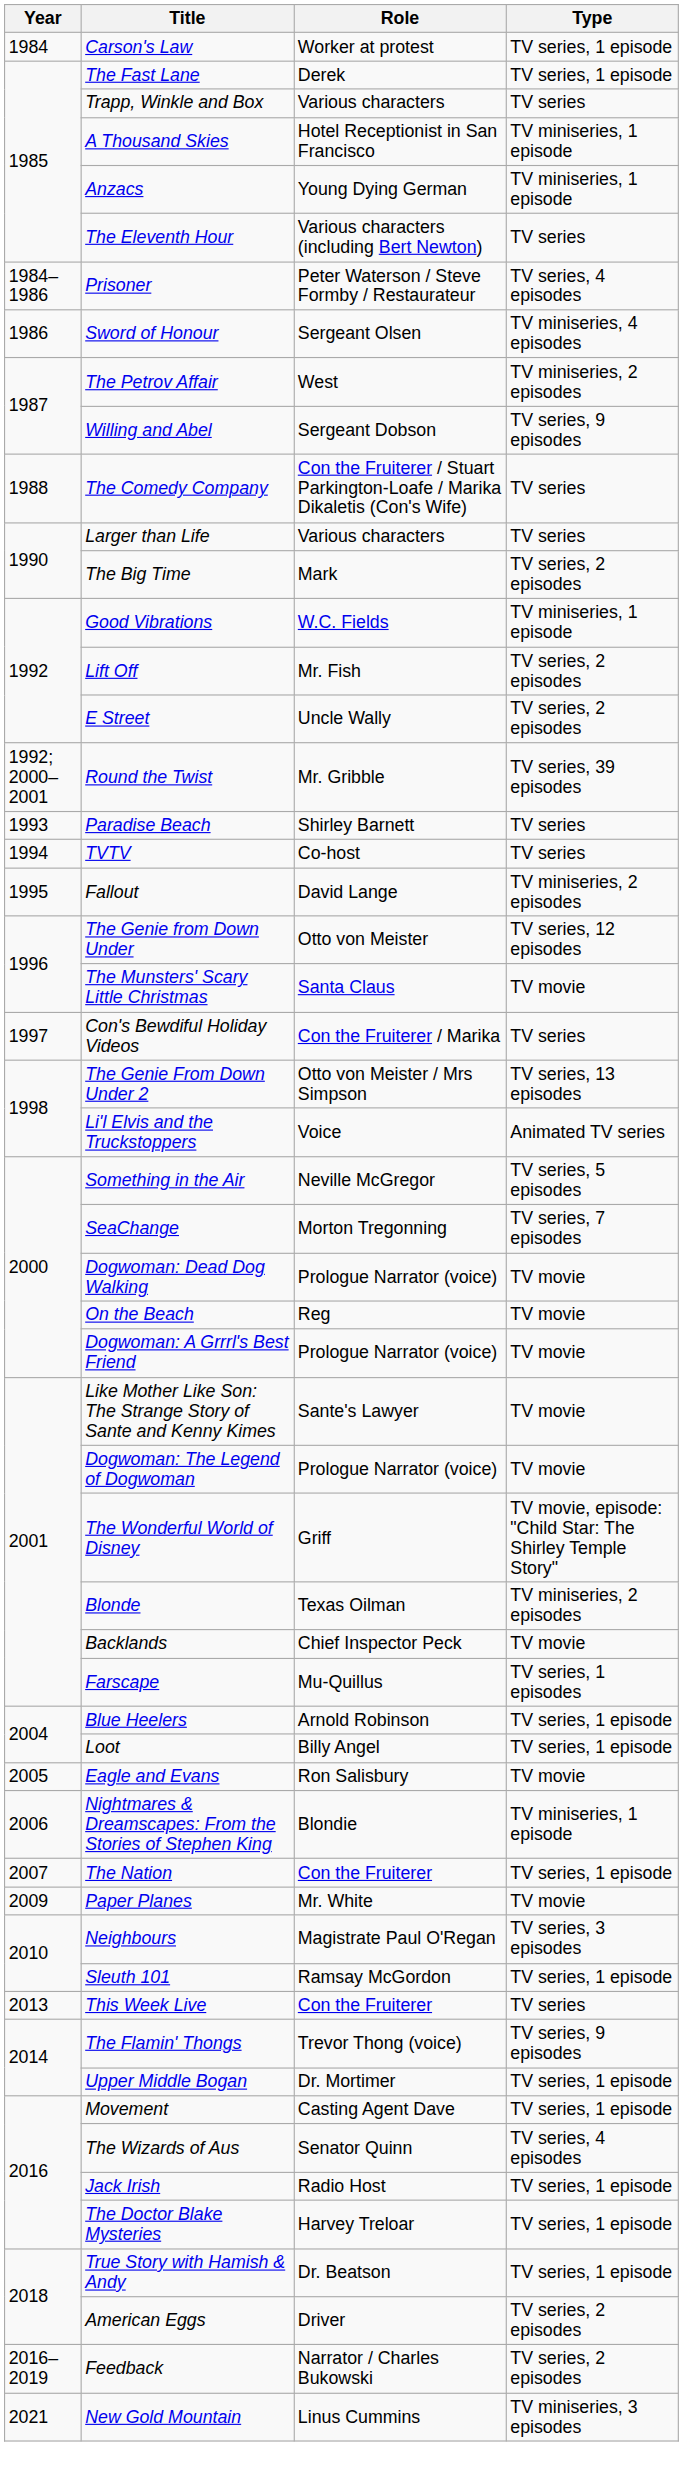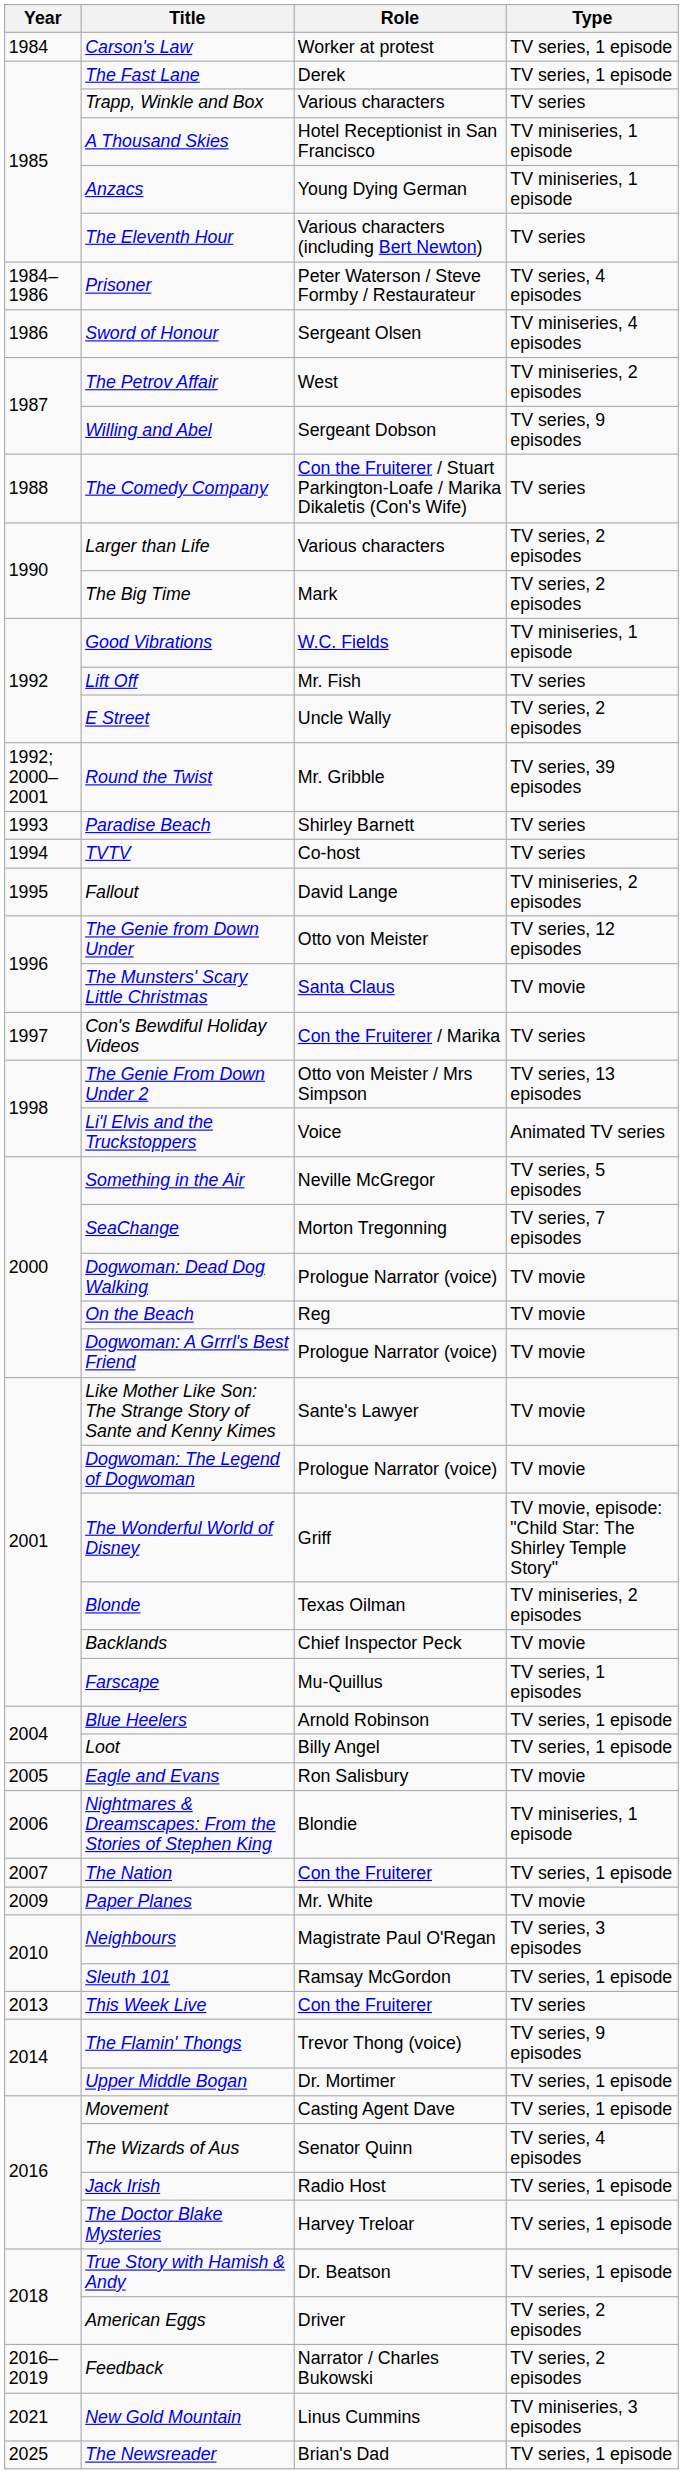(548, 536) TV series -> (558, 546) TV series, 2 episodes
(558, 670) TV series, 2 episodes -> (548, 680) TV series
+ row: (151, 2455)
